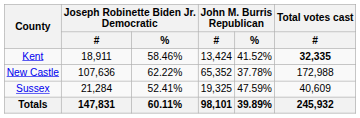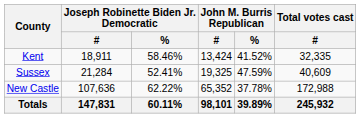(315, 56) bold -> (315, 56) normal
rows swapped: (33, 72) <-> (33, 89)
